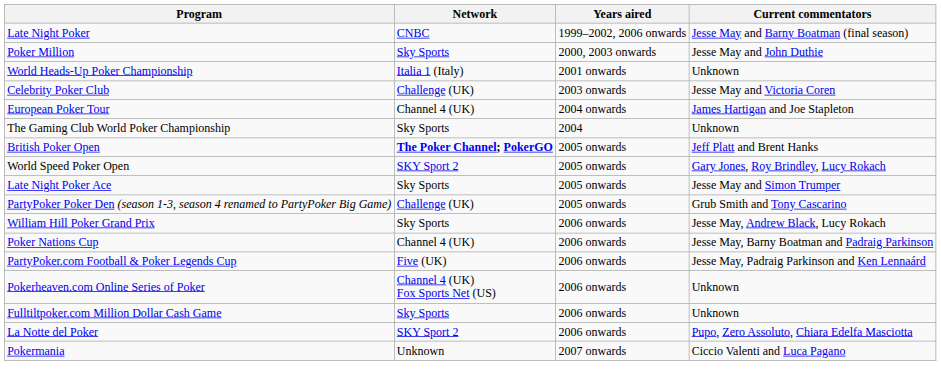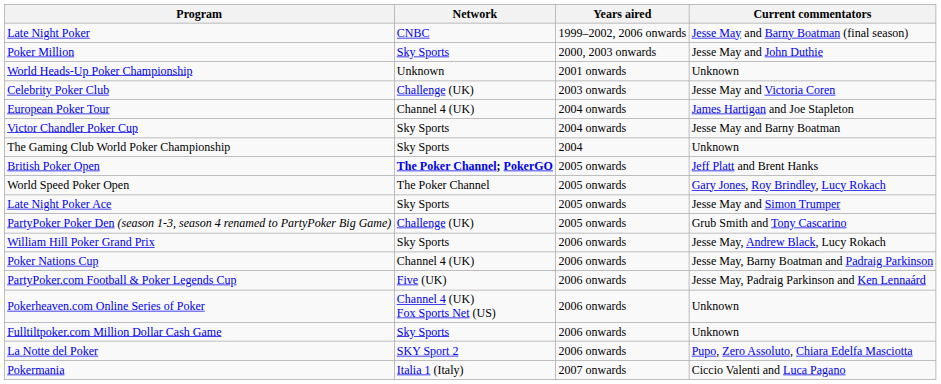(430, 71) Italia 1 (Italy) -> (420, 71) Unknown
+ row: (73, 128)
(428, 166) SKY Sport 2 -> (443, 185) The Poker Channel
(420, 351) Unknown -> (430, 370) Italia 1 (Italy)
